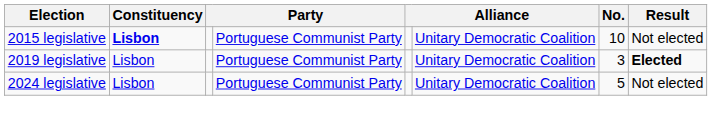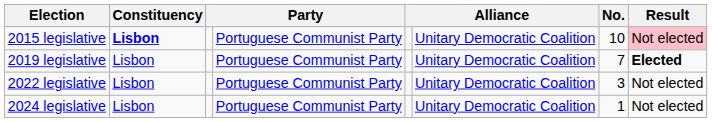(667, 38) no background -> (667, 38) pink background
(621, 60) 3 -> (621, 60) 7
+ row: (57, 83)
(621, 83) 5 -> (621, 106) 1
